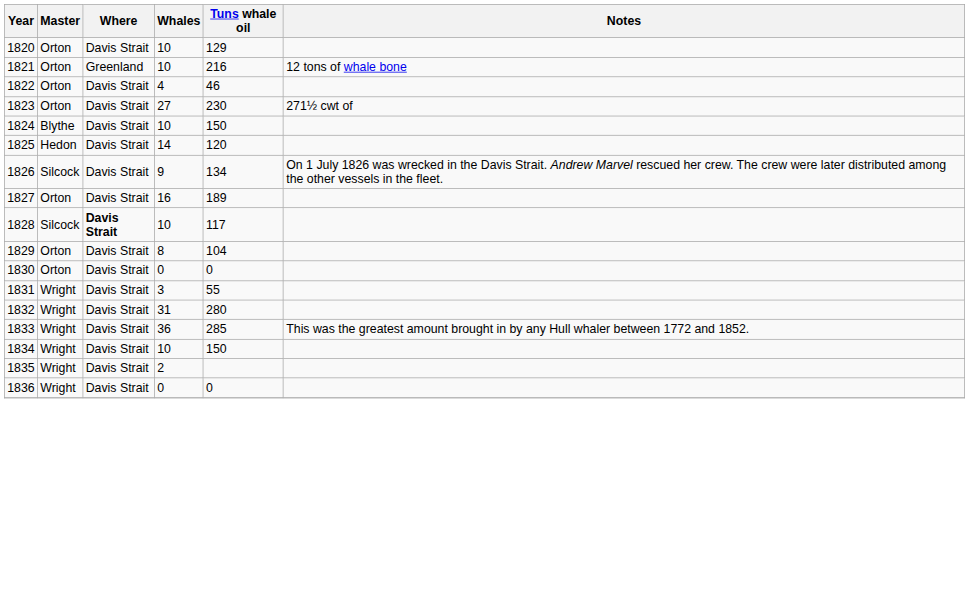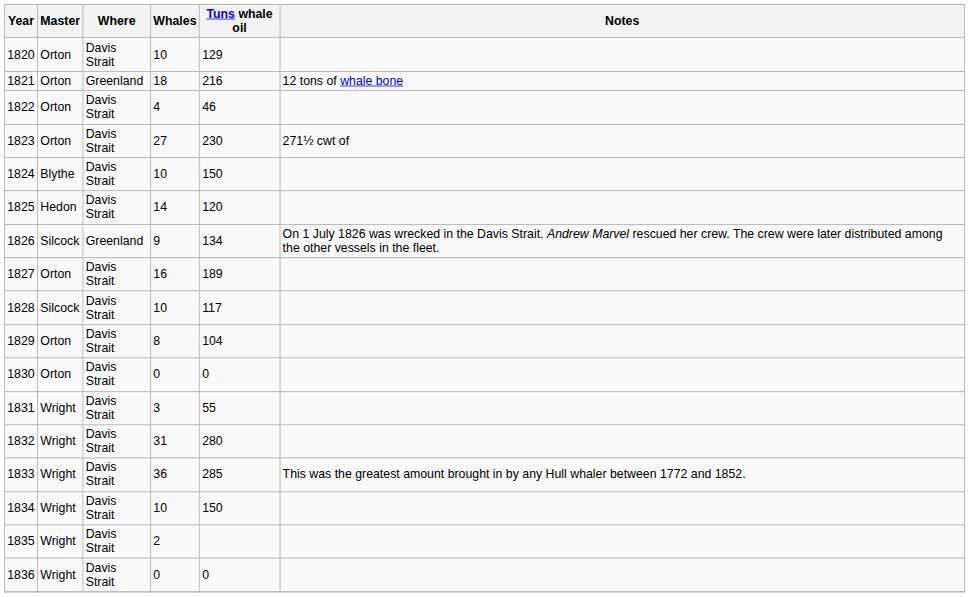(164, 67) 10 -> (160, 81) 18
(117, 171) Davis Strait -> (114, 241) Greenland
(102, 224) bold -> (101, 307) normal
